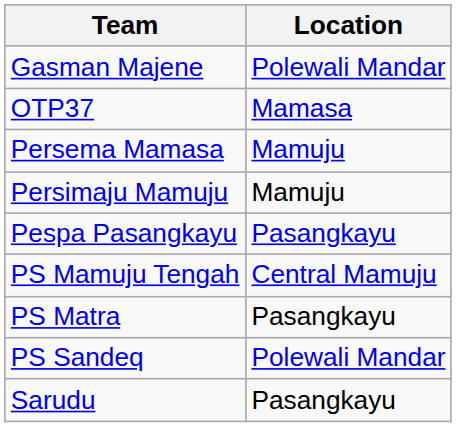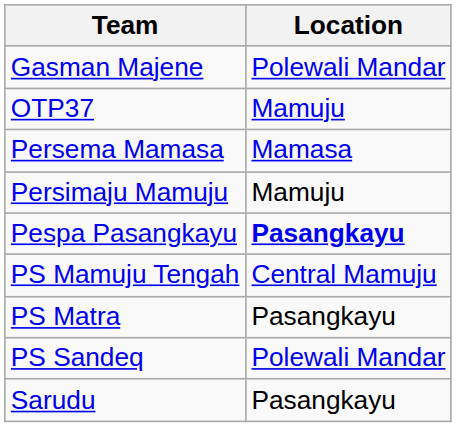(302, 108) Mamasa -> (298, 108) Mamuju
(298, 150) Mamuju -> (302, 150) Mamasa
(324, 233) normal -> (328, 233) bold
